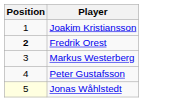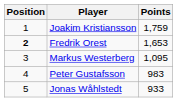+ column: (156, 12)
(26, 89) lightyellow background -> (26, 89) no background
